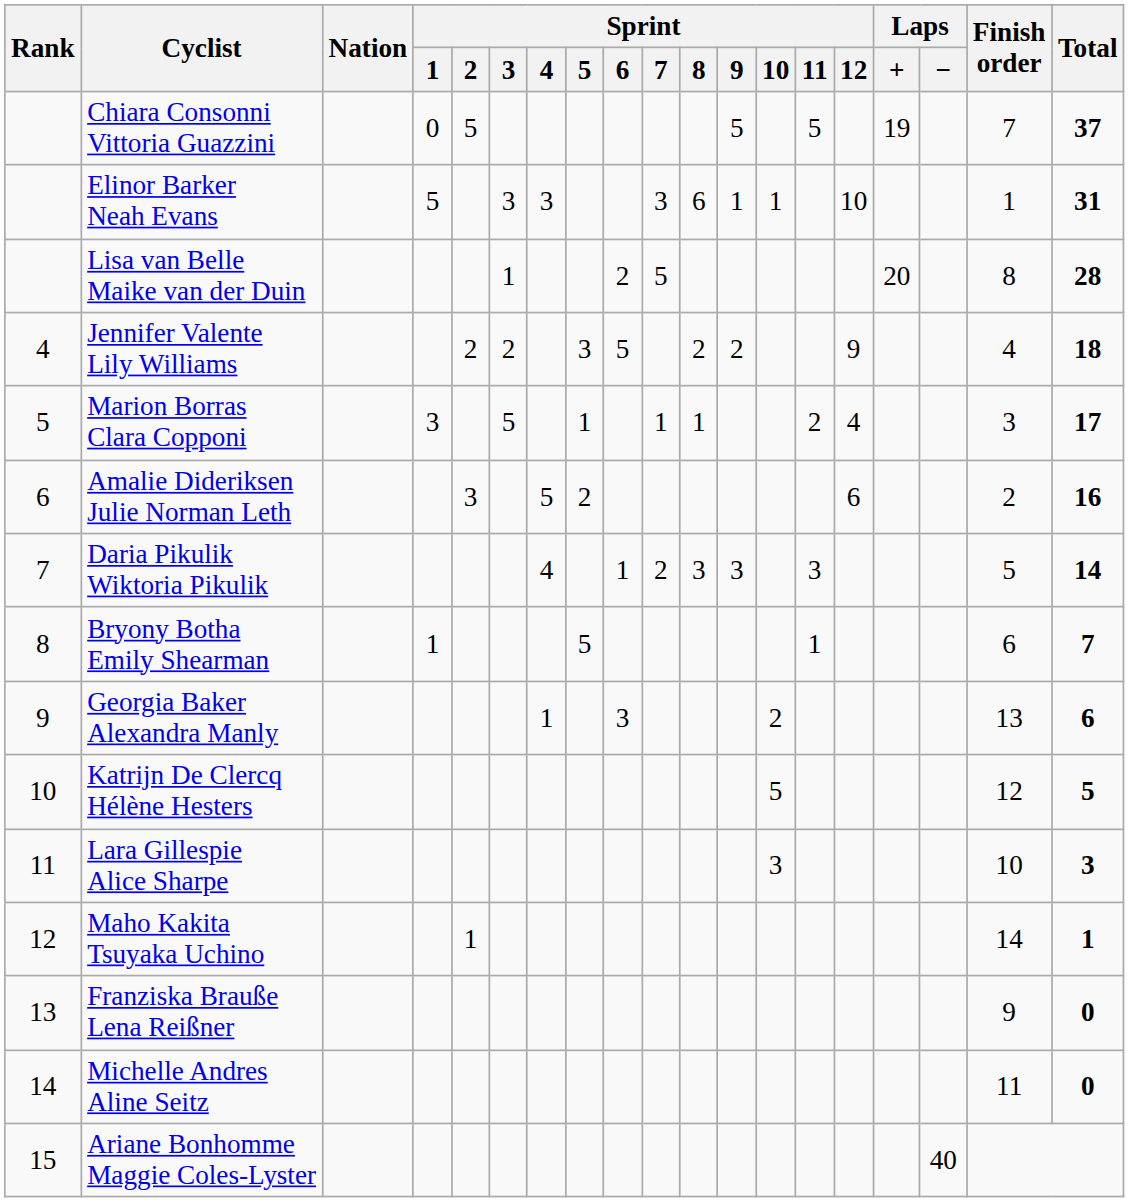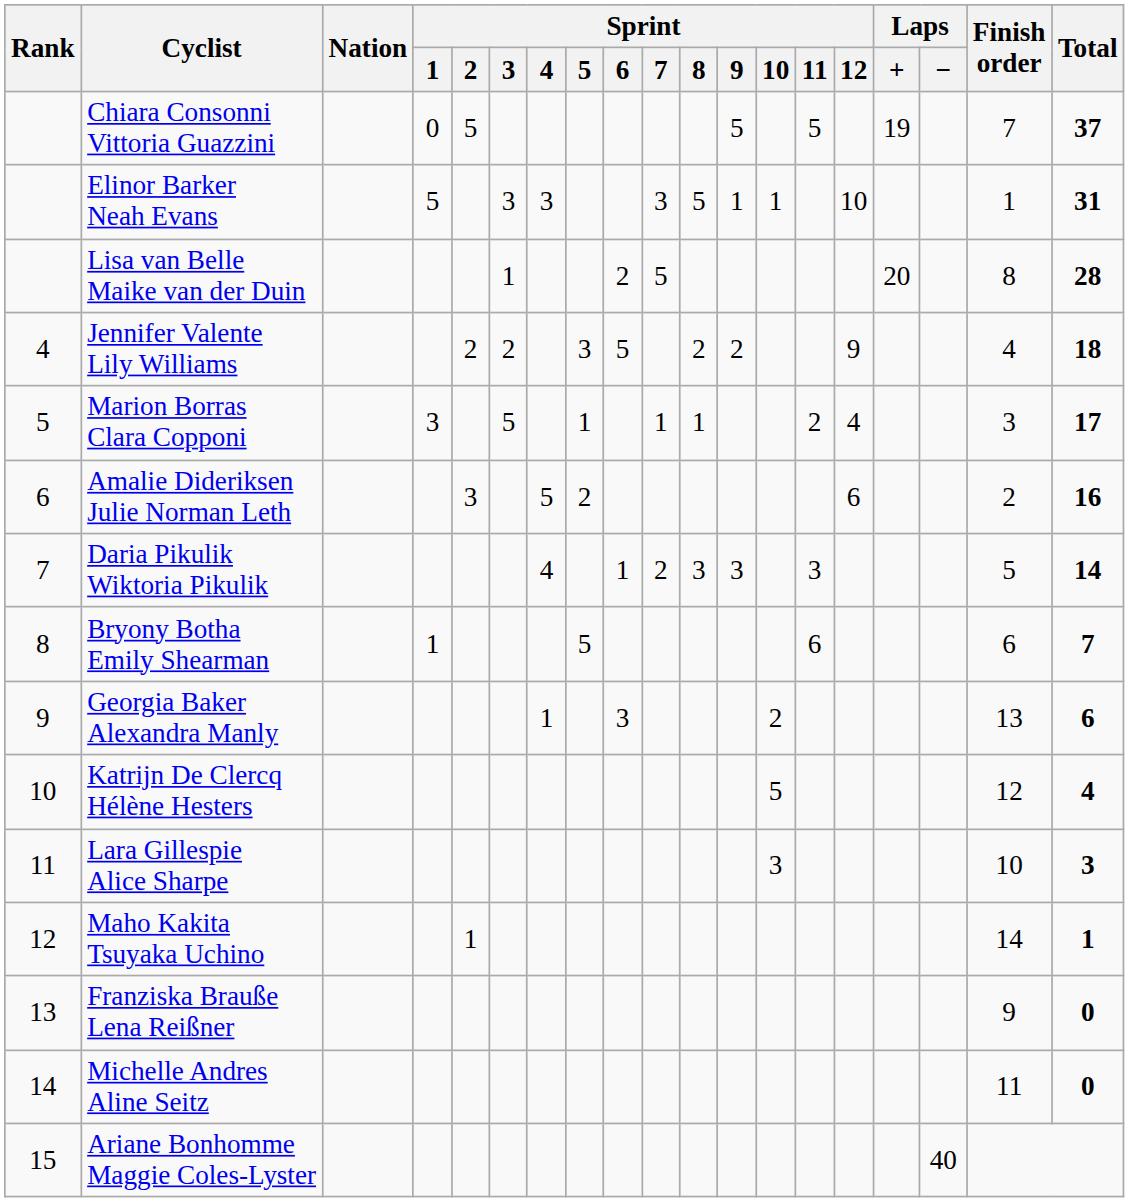(699, 201) 6 -> (699, 201) 5
(815, 643) 1 -> (815, 643) 6
(1088, 791) 5 -> (1088, 791) 4
